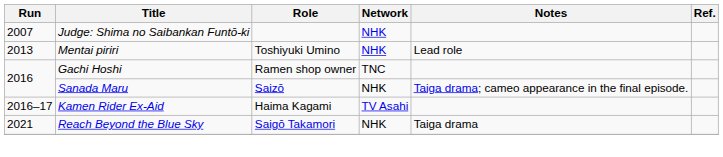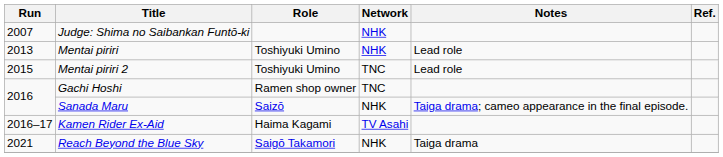+ row: (93, 69)
